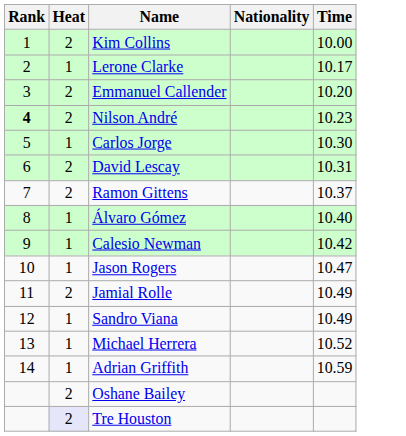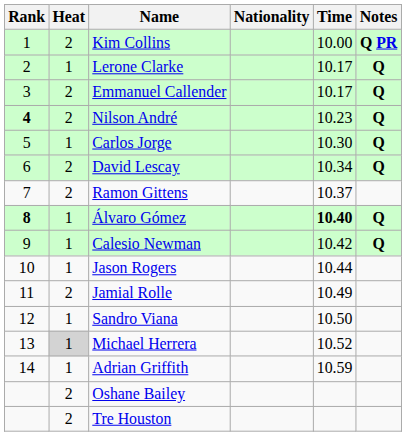+ column: (379, 17)
(335, 92) 10.20 -> (335, 92) 10.17
(335, 167) 10.31 -> (335, 167) 10.34
(27, 218) normal -> (27, 218) bold
(335, 218) normal -> (335, 218) bold
(335, 268) 10.47 -> (335, 268) 10.44
(335, 318) 10.49 -> (335, 318) 10.50
(69, 343) no background -> (69, 343) lightgrey background
(69, 419) lavender background -> (69, 419) no background
